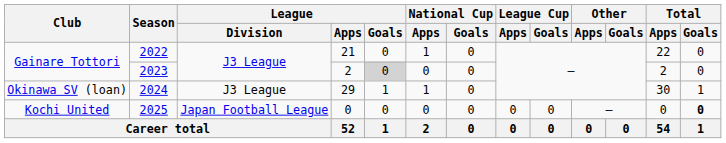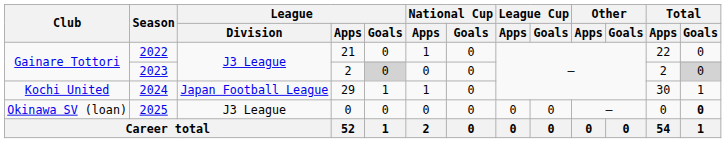(700, 71) no background -> (700, 71) lightgrey background
(67, 90) Okinawa SV (loan) -> (67, 90) Kochi United
(254, 90) J3 League -> (254, 90) Japan Football League
(67, 109) Kochi United -> (67, 109) Okinawa SV (loan)
(254, 109) Japan Football League -> (254, 109) J3 League
